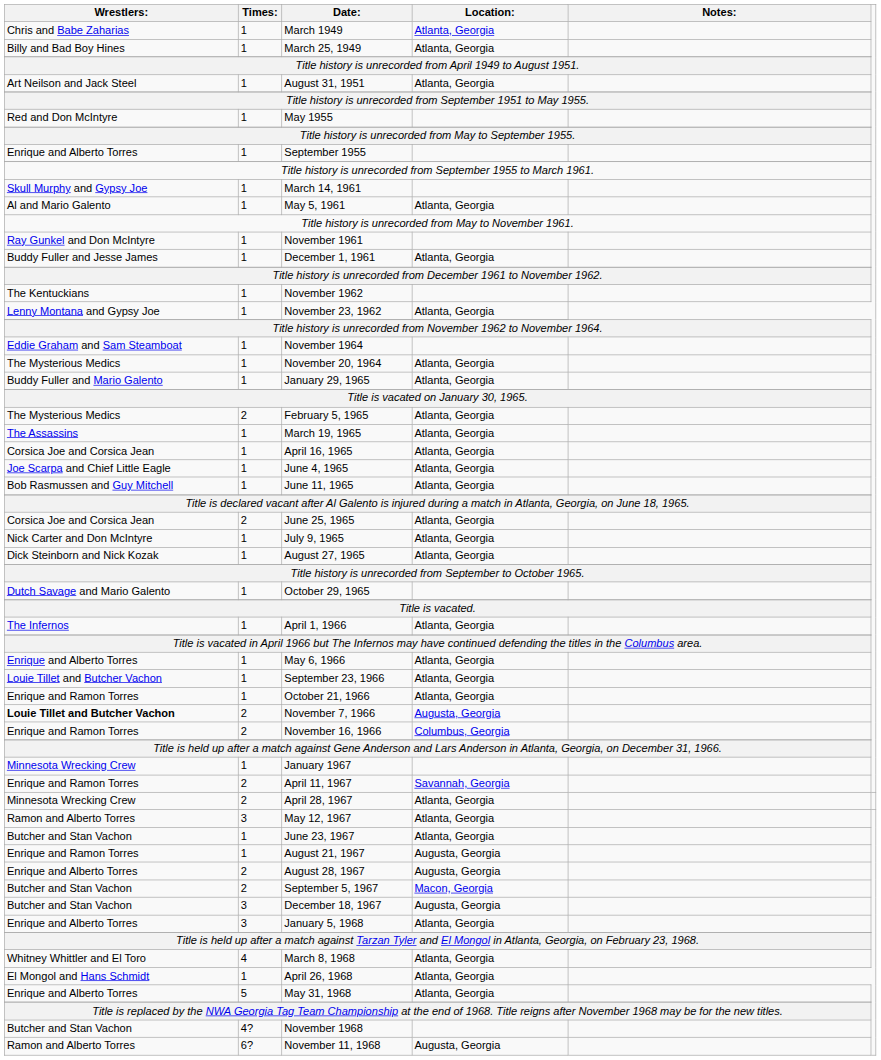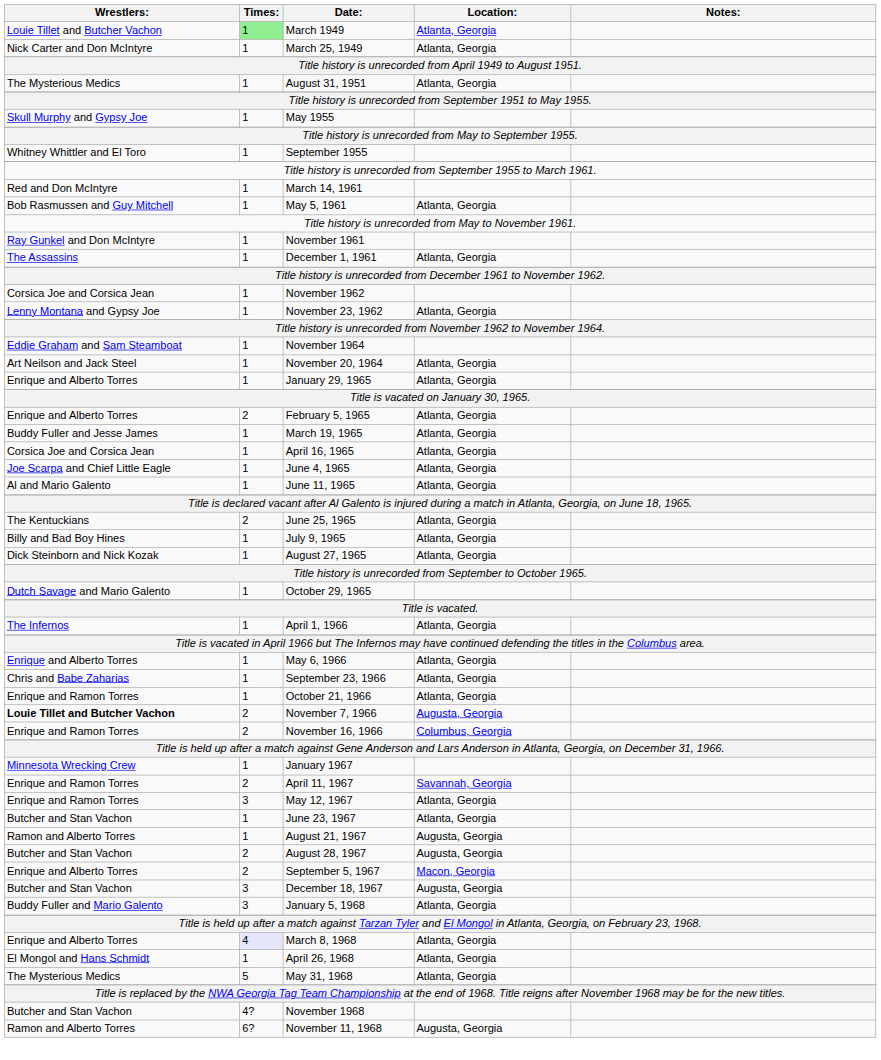(68, 30) Chris and Babe Zaharias -> (84, 30) Louie Tillet and Butcher Vachon
(244, 30) no background -> (245, 30) lightgreen background
(66, 48) Billy and Bad Boy Hines -> (80, 48) Nick Carter and Don McIntyre
(72, 83) Art Neilson and Jack Steel -> (64, 83) The Mysterious Medics
(62, 118) Red and Don McIntyre -> (77, 118) Skull Murphy and Gypsy Joe
(72, 153) Enrique and Alberto Torres -> (76, 153) Whitney Whittler and El Toro
(77, 188) Skull Murphy and Gypsy Joe -> (62, 188) Red and Don McIntyre
(59, 205) Al and Mario Galento -> (90, 205) Bob Rasmussen and Guy Mitchell
(82, 258) Buddy Fuller and Jesse James -> (42, 258) The Assassins
(48, 293) The Kentuckians -> (81, 293) Corsica Joe and Corsica Jean
(64, 363) The Mysterious Medics -> (72, 363) Art Neilson and Jack Steel
(85, 380) Buddy Fuller and Mario Galento -> (72, 380) Enrique and Alberto Torres
(64, 415) The Mysterious Medics -> (72, 415) Enrique and Alberto Torres
(42, 433) The Assassins -> (82, 433) Buddy Fuller and Jesse James
(90, 485) Bob Rasmussen and Guy Mitchell -> (59, 485) Al and Mario Galento
(81, 521) Corsica Joe and Corsica Jean -> (48, 521) The Kentuckians
(80, 538) Nick Carter and Don McIntyre -> (66, 538) Billy and Bad Boy Hines
(84, 678) Louie Tillet and Butcher Vachon -> (68, 678) Chris and Babe Zaharias
- row: (318, 801)
(71, 818) Ramon and Alberto Torres -> (73, 801) Enrique and Ramon Torres
(73, 853) Enrique and Ramon Torres -> (71, 836) Ramon and Alberto Torres
(72, 871) Enrique and Alberto Torres -> (69, 853) Butcher and Stan Vachon
(69, 888) Butcher and Stan Vachon -> (72, 871) Enrique and Alberto Torres
(72, 923) Enrique and Alberto Torres -> (85, 906) Buddy Fuller and Mario Galento
(76, 958) Whitney Whittler and El Toro -> (72, 941) Enrique and Alberto Torres
(244, 958) no background -> (245, 941) lavender background
(72, 993) Enrique and Alberto Torres -> (64, 976) The Mysterious Medics
